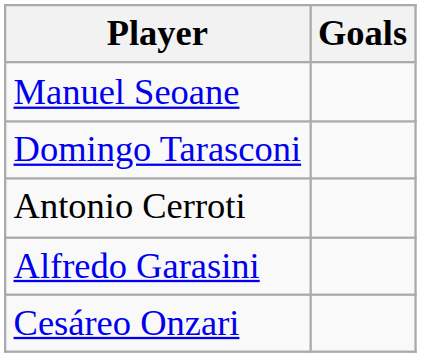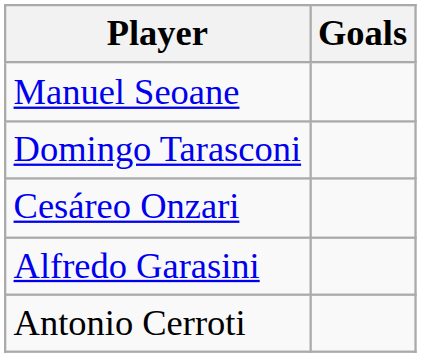rows swapped: (130, 206) <-> (126, 322)
